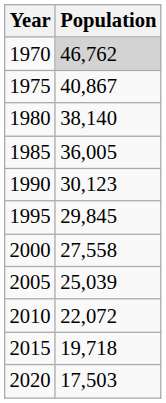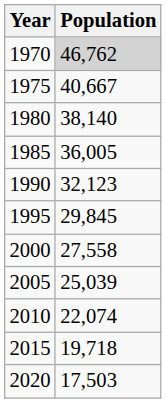(89, 86) 40,867 -> (89, 86) 40,667
(89, 184) 30,123 -> (89, 184) 32,123
(89, 315) 22,072 -> (89, 315) 22,074
